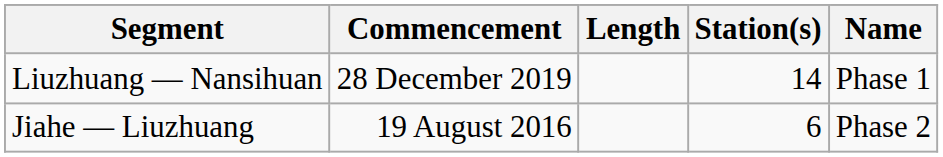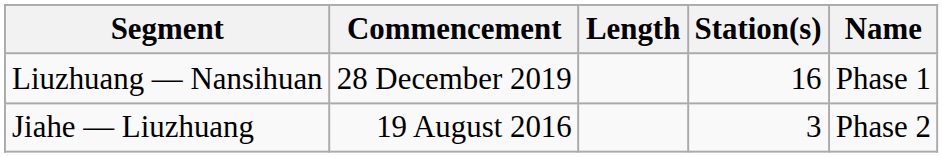(806, 77) 14 -> (806, 77) 16
(814, 126) 6 -> (814, 126) 3
